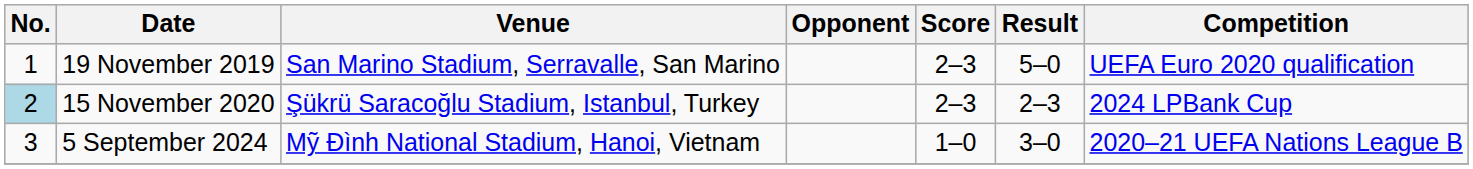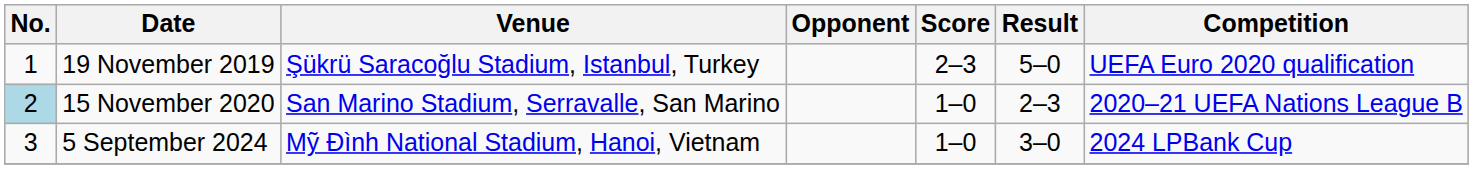(533, 63) San Marino Stadium, Serravalle, San Marino -> (523, 63) Şükrü Saracoğlu Stadium, Istanbul, Turkey
(523, 103) Şükrü Saracoğlu Stadium, Istanbul, Turkey -> (533, 103) San Marino Stadium, Serravalle, San Marino
(956, 103) 2–3 -> (956, 103) 1–0
(1191, 103) 2024 LPBank Cup -> (1276, 103) 2020–21 UEFA Nations League B
(1276, 143) 2020–21 UEFA Nations League B -> (1191, 143) 2024 LPBank Cup
